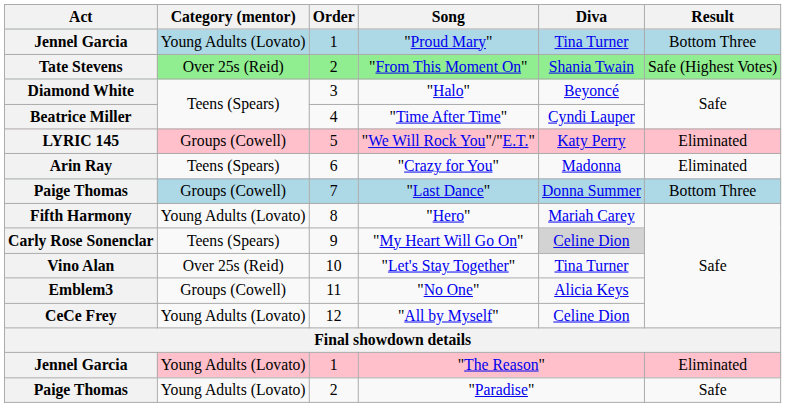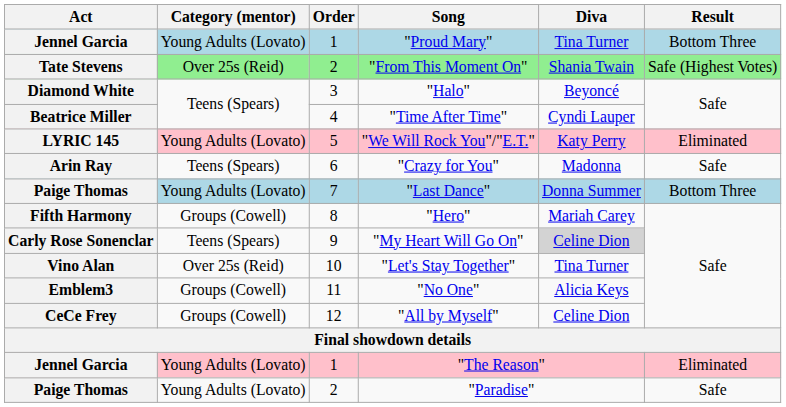(233, 141) Groups (Cowell) -> (233, 141) Young Adults (Lovato)
(713, 166) Eliminated -> (713, 166) Safe
(233, 191) Groups (Cowell) -> (233, 191) Young Adults (Lovato)
(233, 215) Young Adults (Lovato) -> (233, 215) Groups (Cowell)
(233, 315) Young Adults (Lovato) -> (233, 315) Groups (Cowell)
